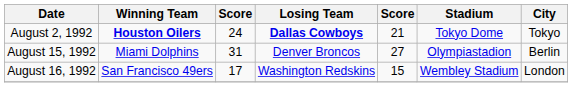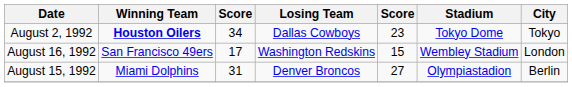(235, 33) 24 -> (235, 33) 34
(316, 33) bold -> (316, 33) normal
(398, 33) 21 -> (398, 33) 23
rows swapped: (51, 52) <-> (51, 71)
